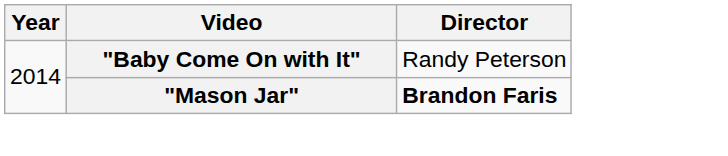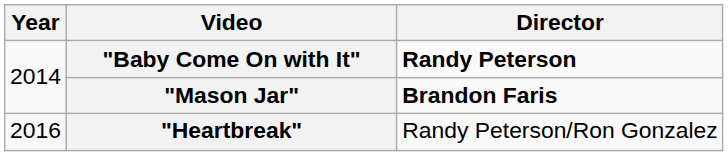(484, 58) normal -> (489, 58) bold
+ row: (232, 131)
